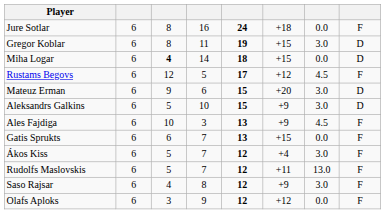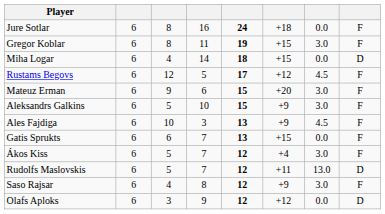(360, 43) D -> (360, 43) F
(169, 59) bold -> (169, 59) normal
(360, 91) D -> (360, 91) F
(360, 106) D -> (360, 106) F
(360, 169) F -> (360, 169) D
(360, 201) F -> (360, 201) D
